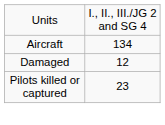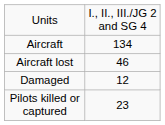+ row: (45, 62)
